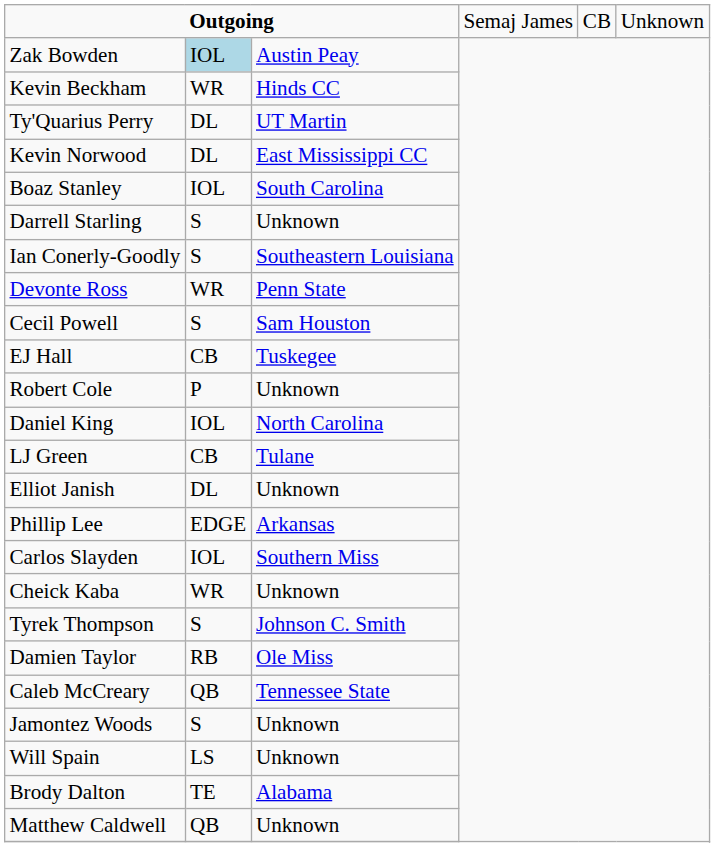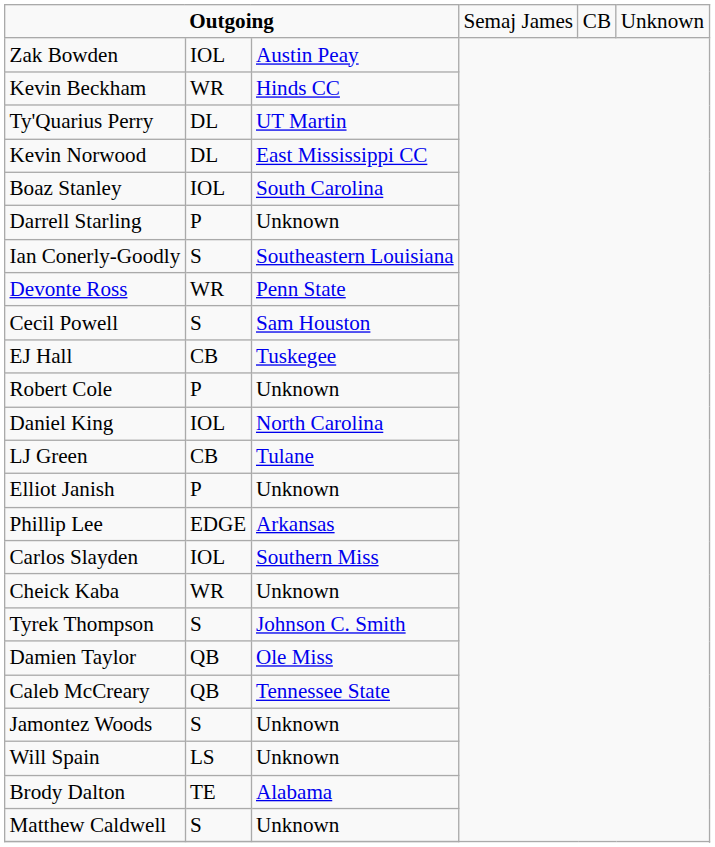(208, 54) lightblue background -> (208, 54) no background
(196, 222) S -> (196, 222) P
(204, 490) DL -> (196, 490) P
(204, 657) RB -> (205, 657) QB
(205, 825) QB -> (196, 825) S
